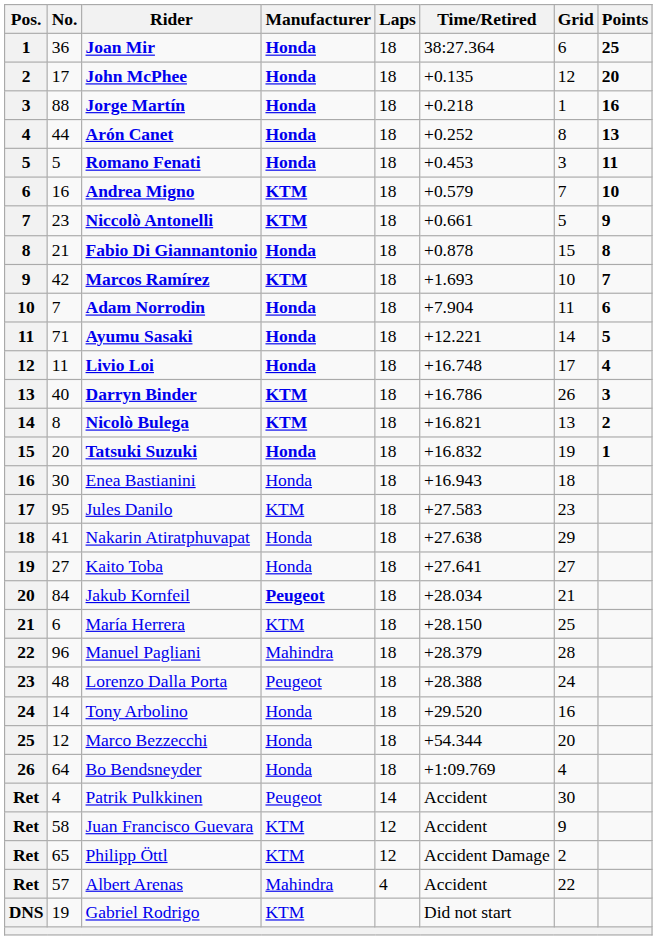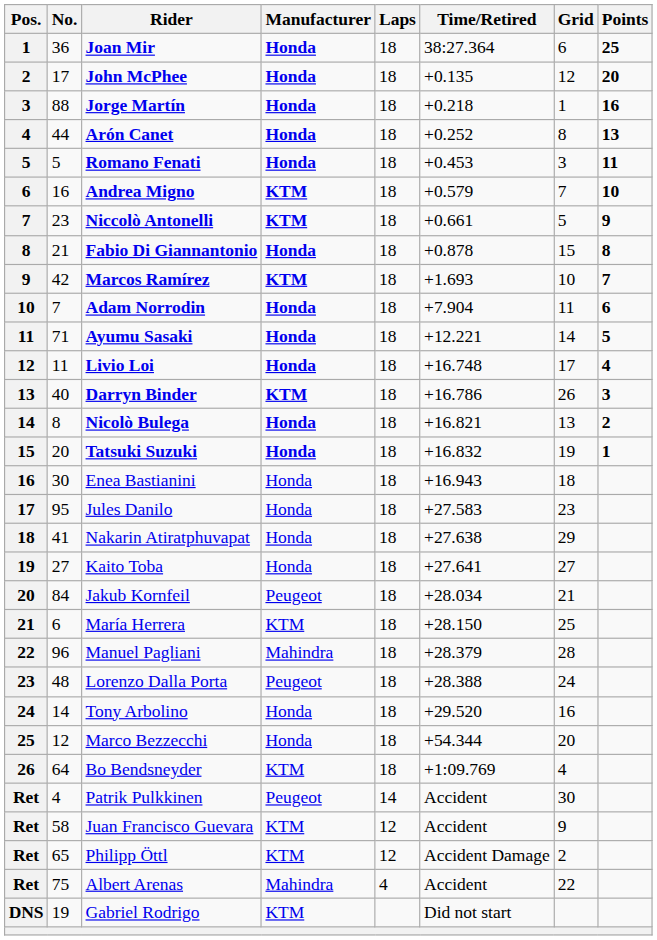(286, 422) KTM -> (291, 422) Honda
(285, 509) KTM -> (289, 509) Honda
(295, 595) bold -> (294, 595) normal
(289, 768) Honda -> (285, 768) KTM
(60, 883) 57 -> (60, 883) 75
